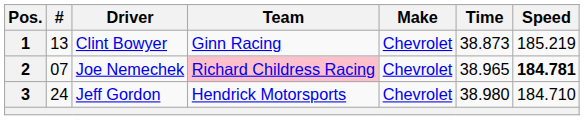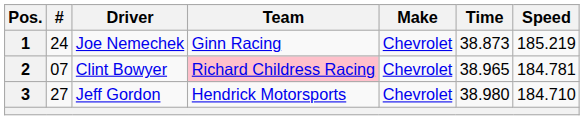(59, 43) 13 -> (59, 43) 24
(121, 43) Clint Bowyer -> (130, 43) Joe Nemechek
(130, 69) Joe Nemechek -> (121, 69) Clint Bowyer
(546, 69) bold -> (546, 69) normal
(59, 95) 24 -> (59, 95) 27
